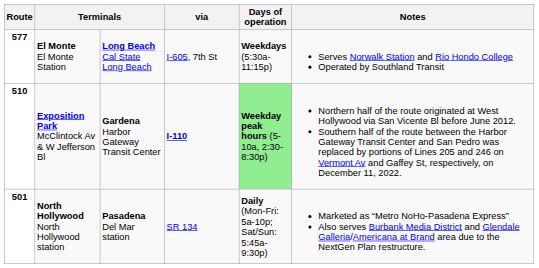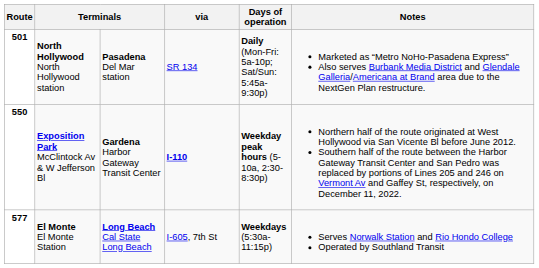rows swapped: (60, 227) <-> (56, 57)
(20, 91) 510 -> (20, 112) 550
(262, 136) lightgreen background -> (262, 157) no background
